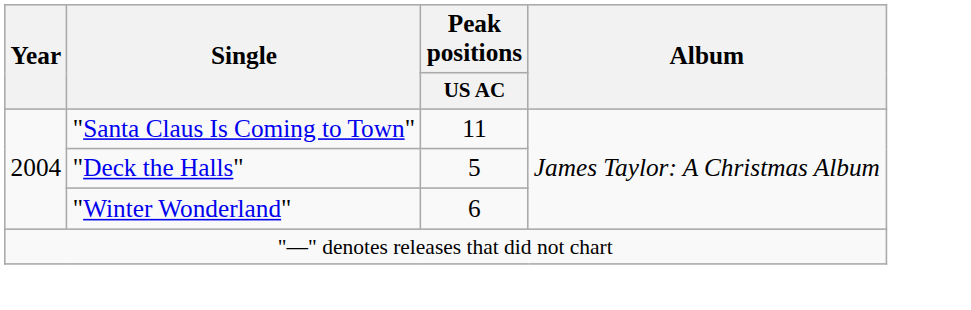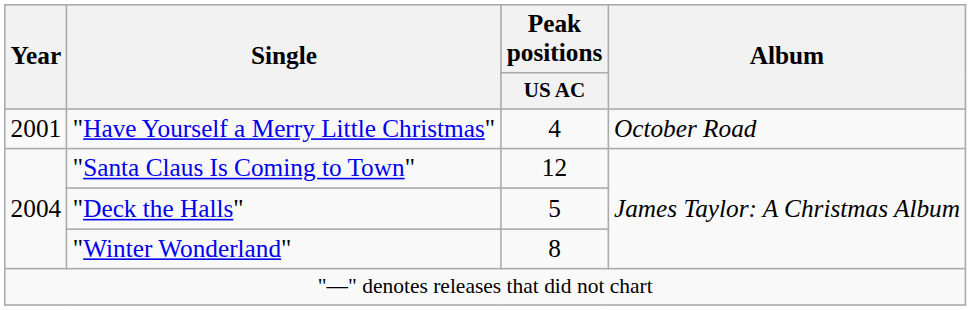+ row: (284, 128)
(474, 128) 11 -> (555, 168) 12
(474, 208) 6 -> (555, 248) 8
